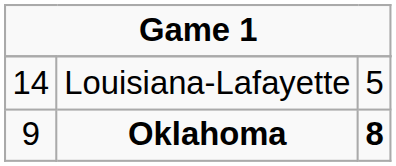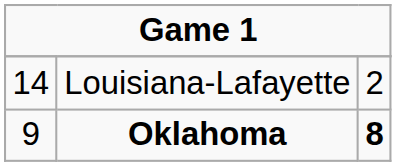(375, 82) 5 -> (375, 82) 2
